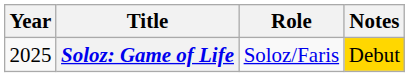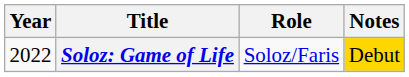(30, 54) 2025 -> (30, 54) 2022
